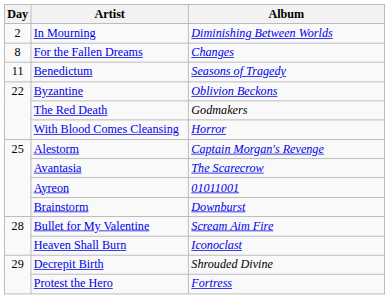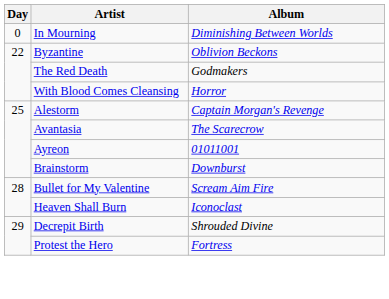(18, 33) 2 -> (18, 33) 0
- row: (88, 52)
- row: (63, 71)
